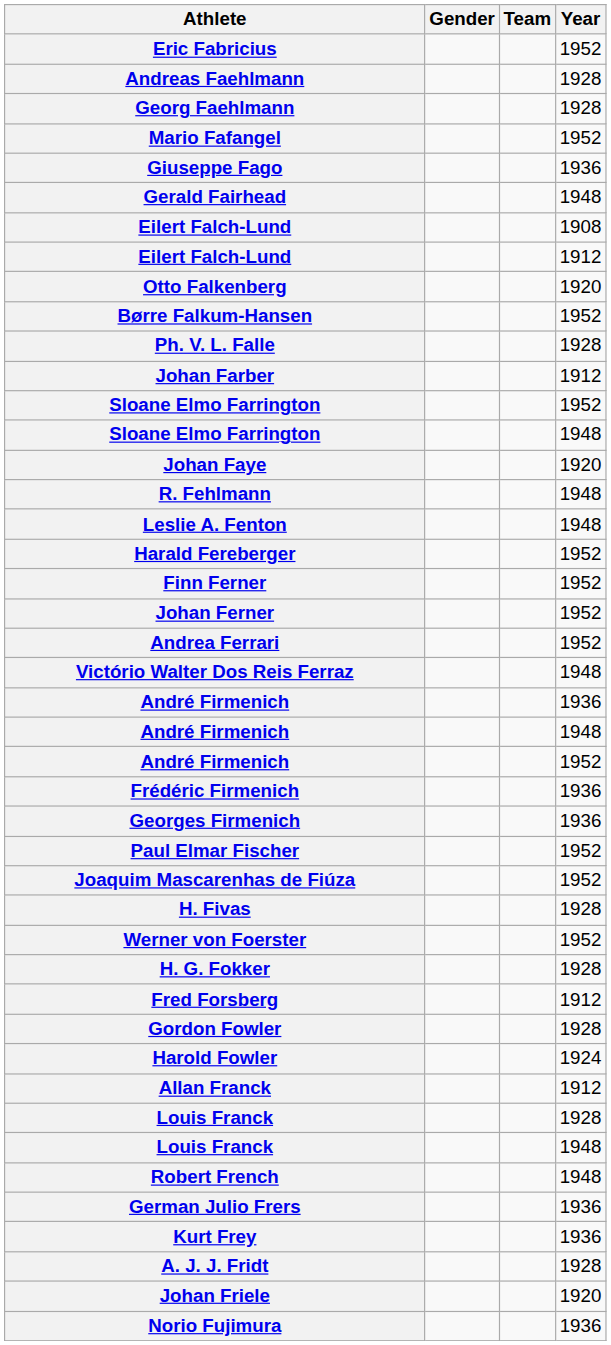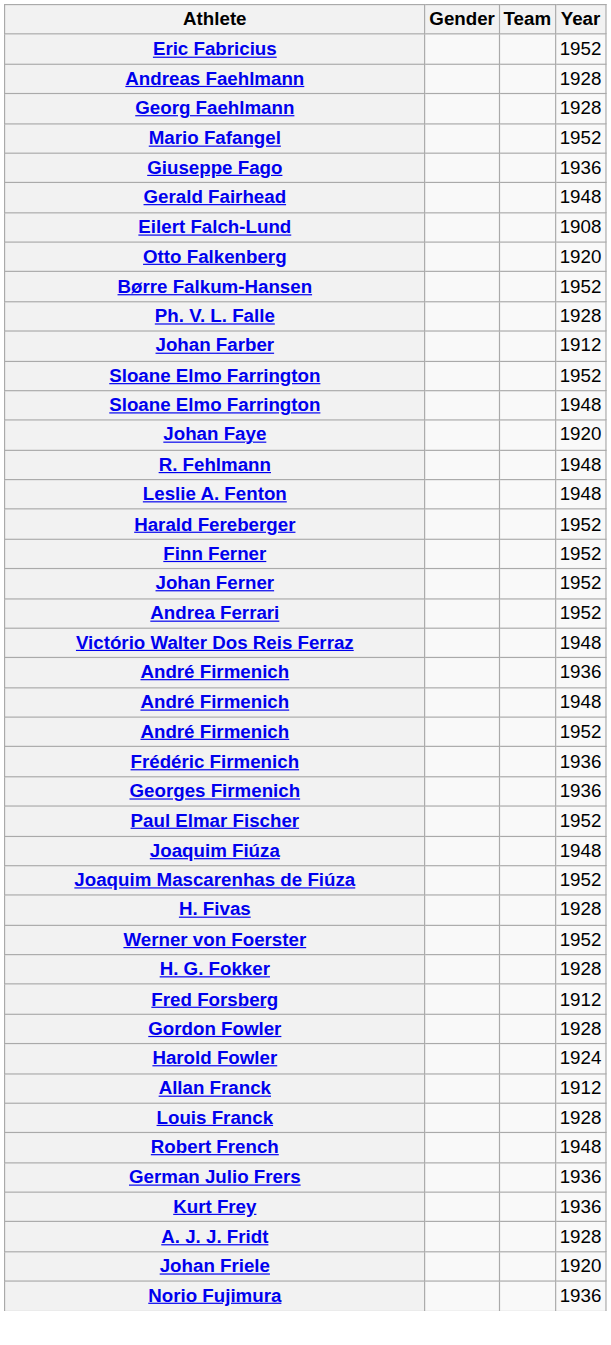- row: (215, 256)
+ row: (215, 850)
- row: (215, 1147)
